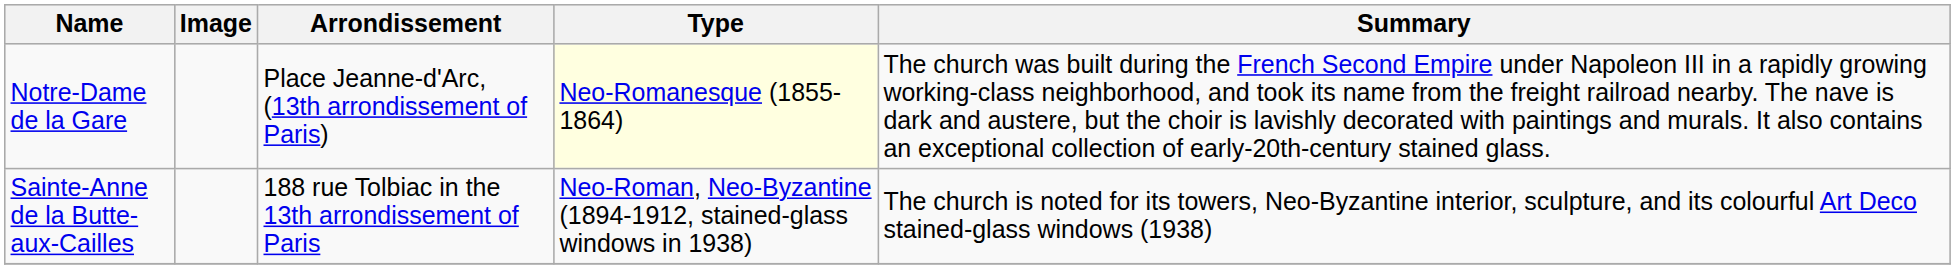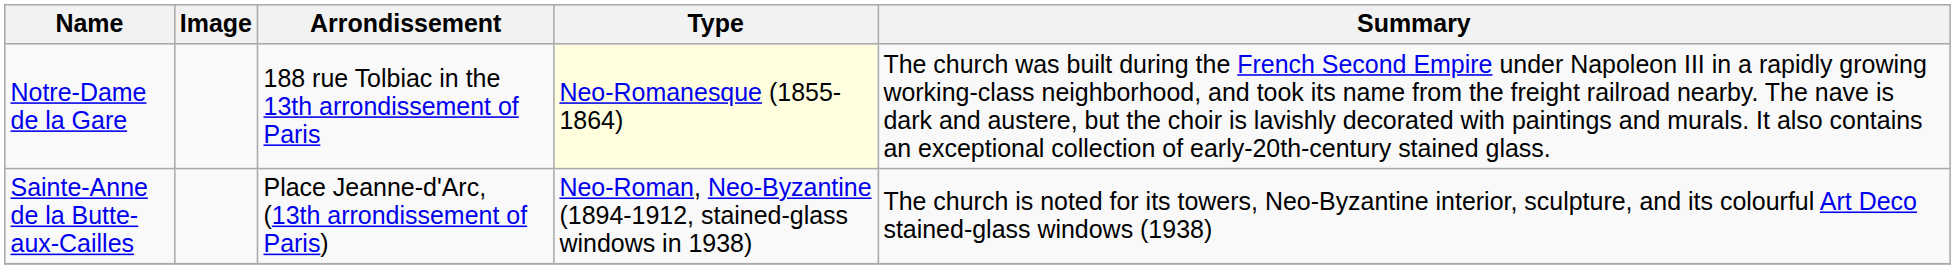(395, 105) Place Jeanne-d'Arc, (13th arrondissement of Paris) -> (391, 105) 188 rue Tolbiac in the 13th arrondissement of Paris
(391, 215) 188 rue Tolbiac in the 13th arrondissement of Paris -> (395, 215) Place Jeanne-d'Arc, (13th arrondissement of Paris)
